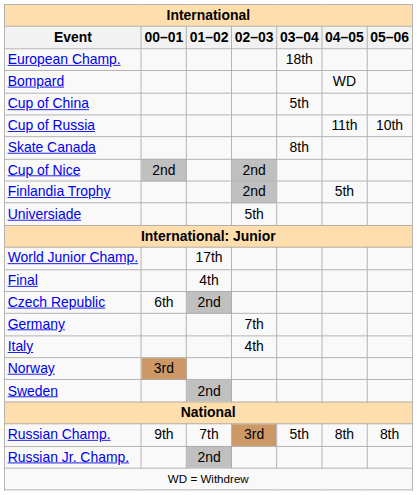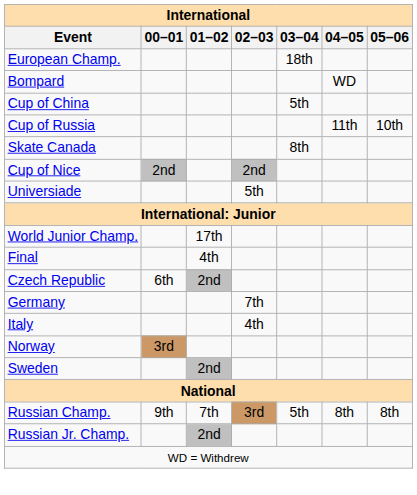- row: (59, 192)
